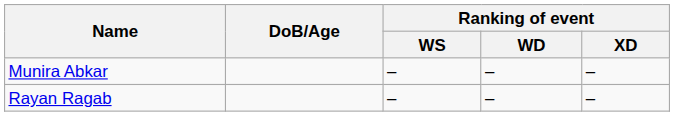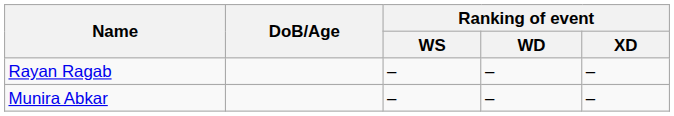rows swapped: (60, 98) <-> (58, 72)
